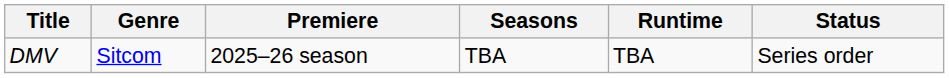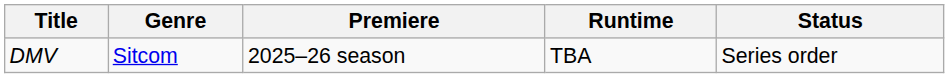- column: (534, 21)
